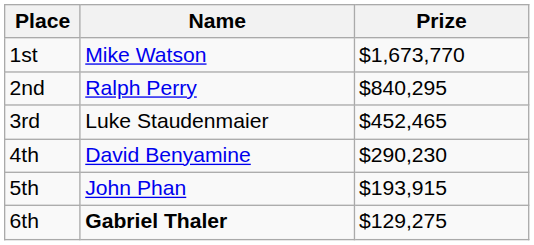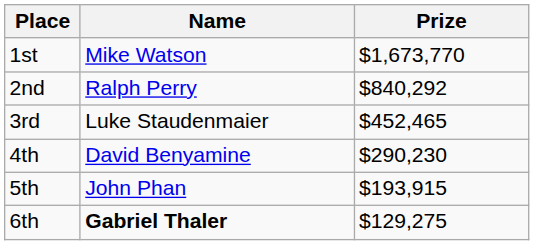(403, 88) $840,295 -> (403, 88) $840,292
